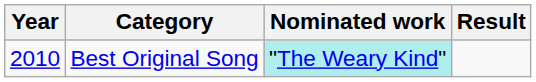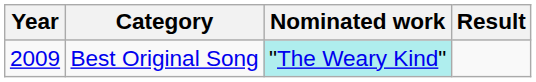(35, 58) 2010 -> (35, 58) 2009
